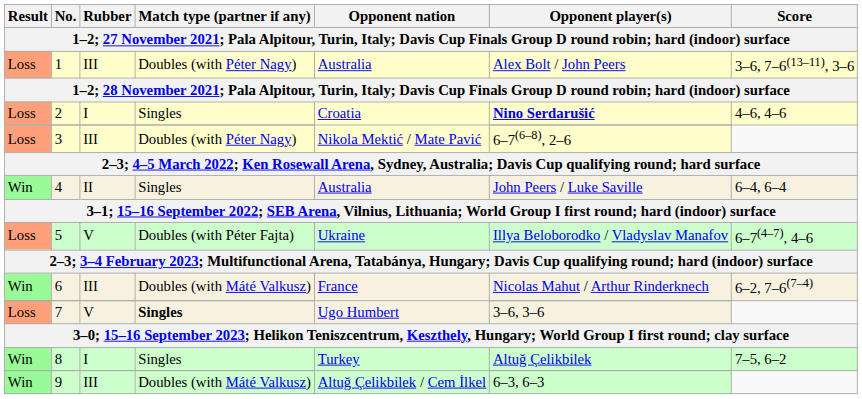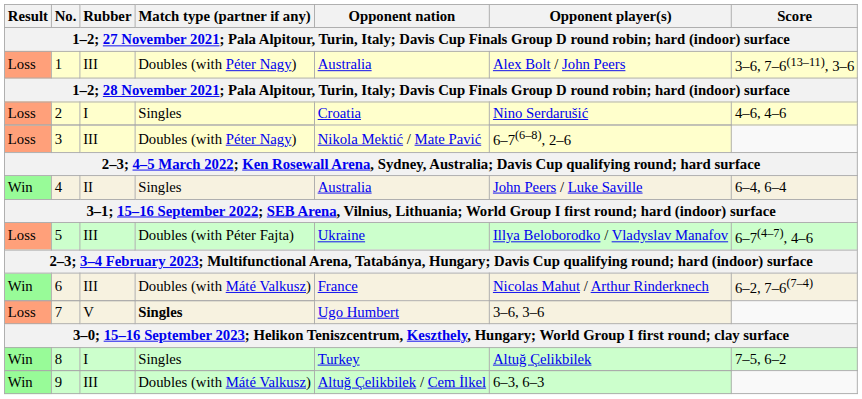(544, 113) bold -> (541, 113) normal
(88, 236) V -> (91, 236) III
